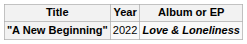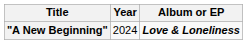(125, 30) 2022 -> (125, 30) 2024
